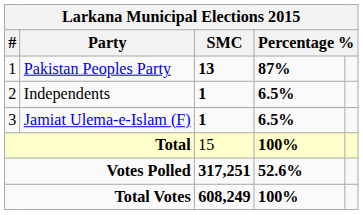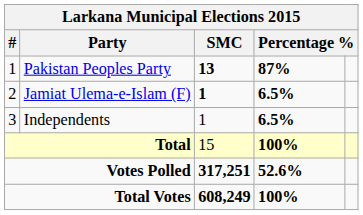(67, 94) Independents -> (107, 94) Jamiat Ulema-e-Islam (F)
(107, 119) Jamiat Ulema-e-Islam (F) -> (67, 119) Independents
(202, 119) bold -> (202, 119) normal
